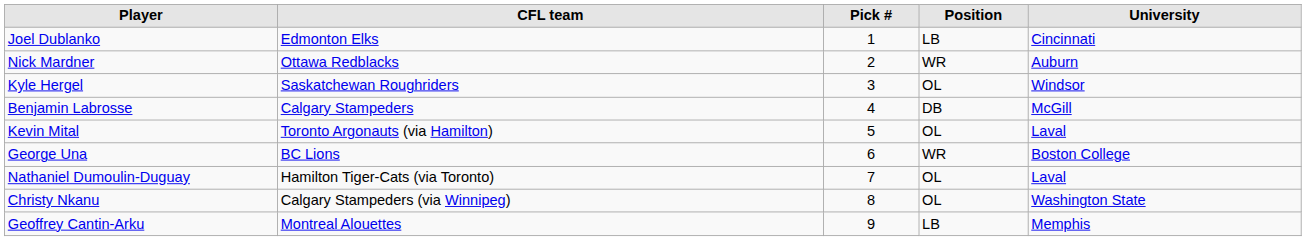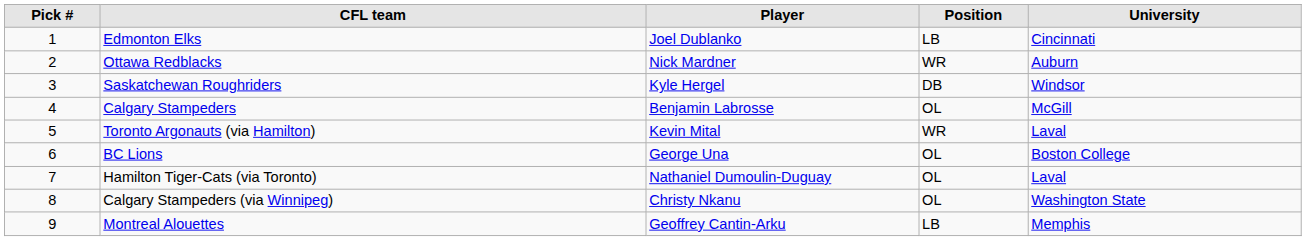columns swapped: (871, 16) <-> (141, 16)
(932, 85) OL -> (932, 85) DB
(932, 108) DB -> (932, 108) OL
(932, 131) OL -> (934, 131) WR
(934, 154) WR -> (932, 154) OL
